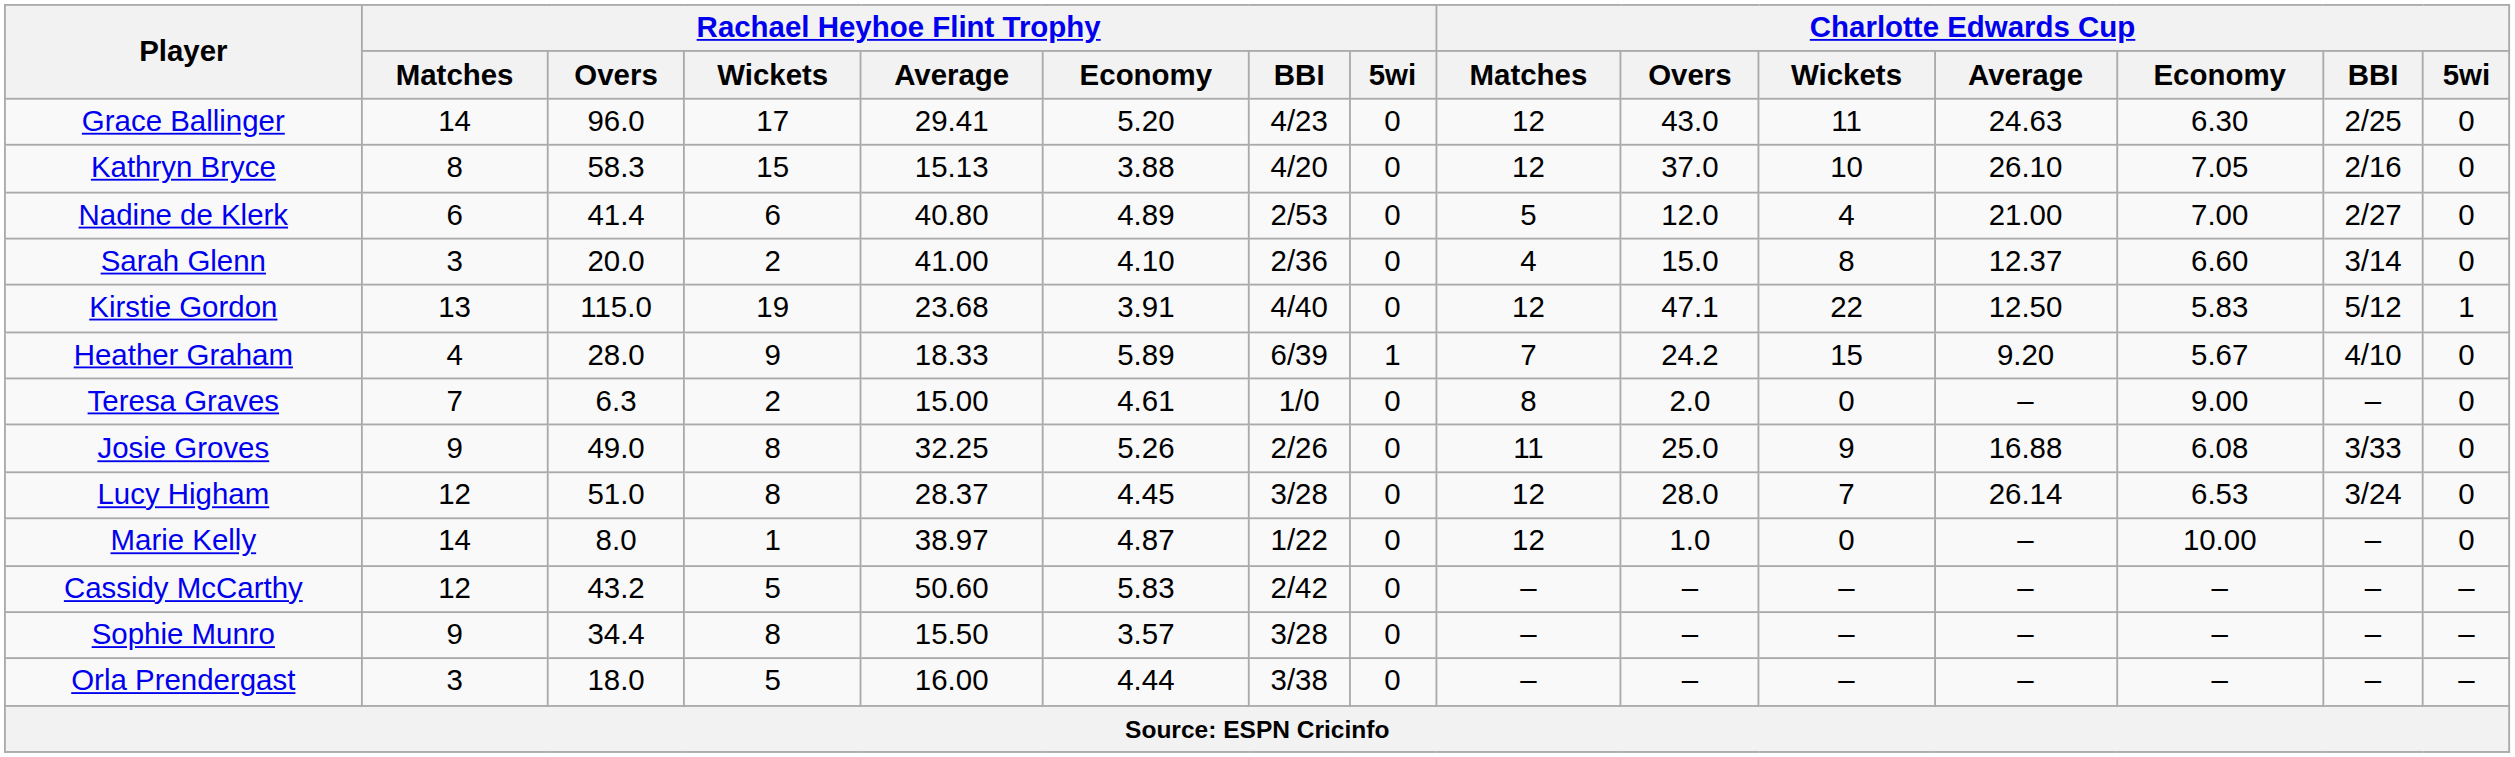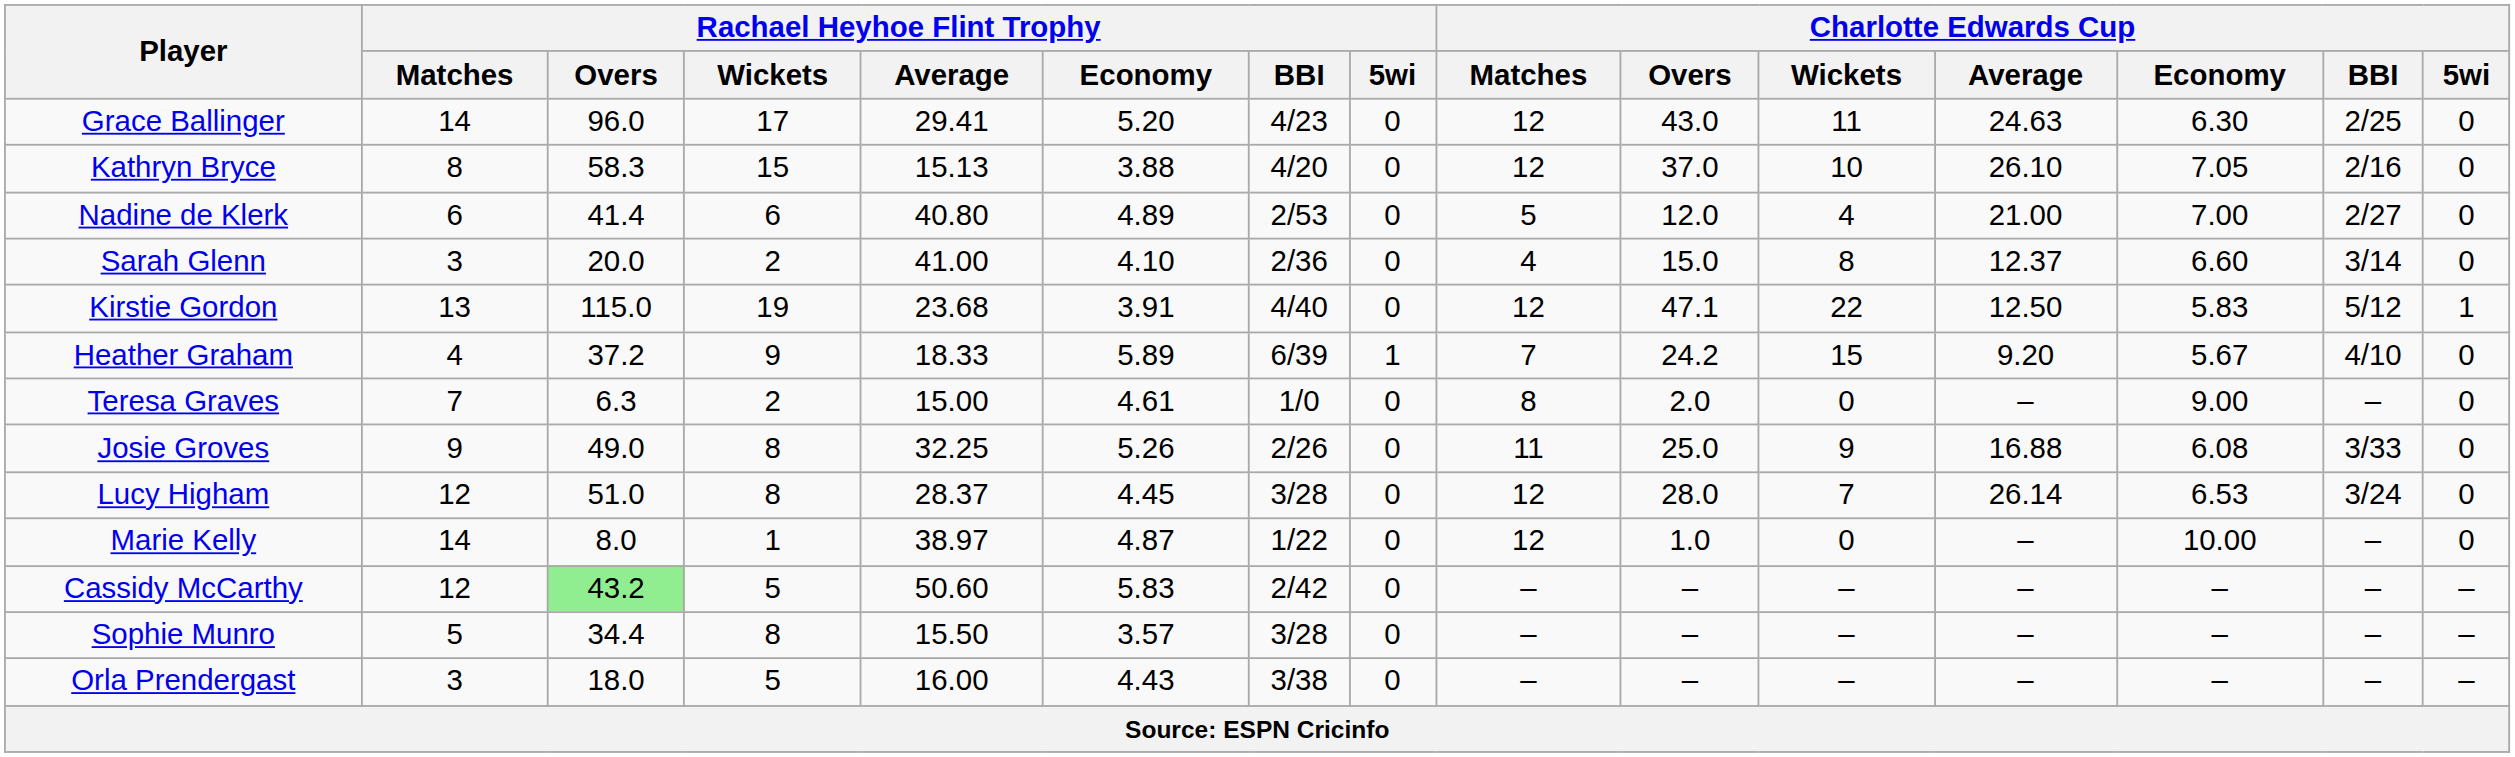(616, 354) 28.0 -> (616, 354) 37.2
(616, 588) no background -> (616, 588) lightgreen background
(455, 634) 9 -> (455, 634) 5
(1146, 681) 4.44 -> (1146, 681) 4.43
